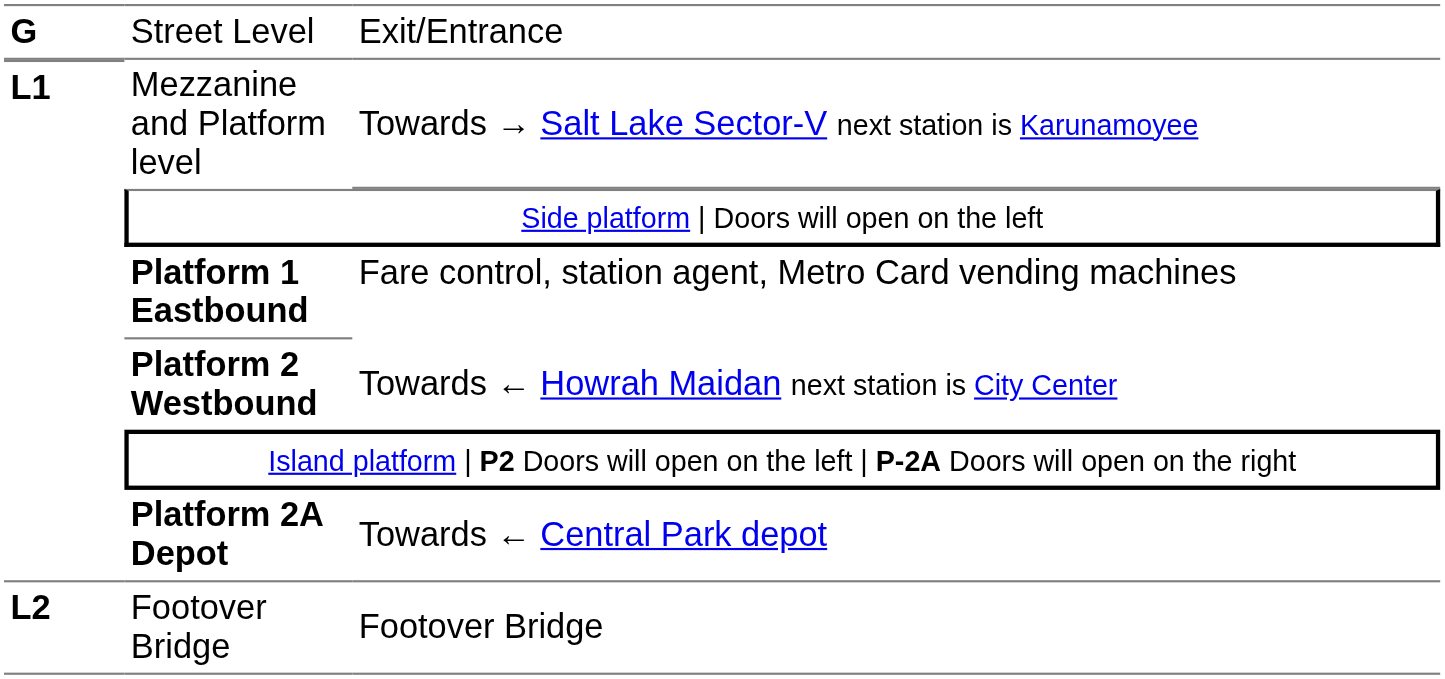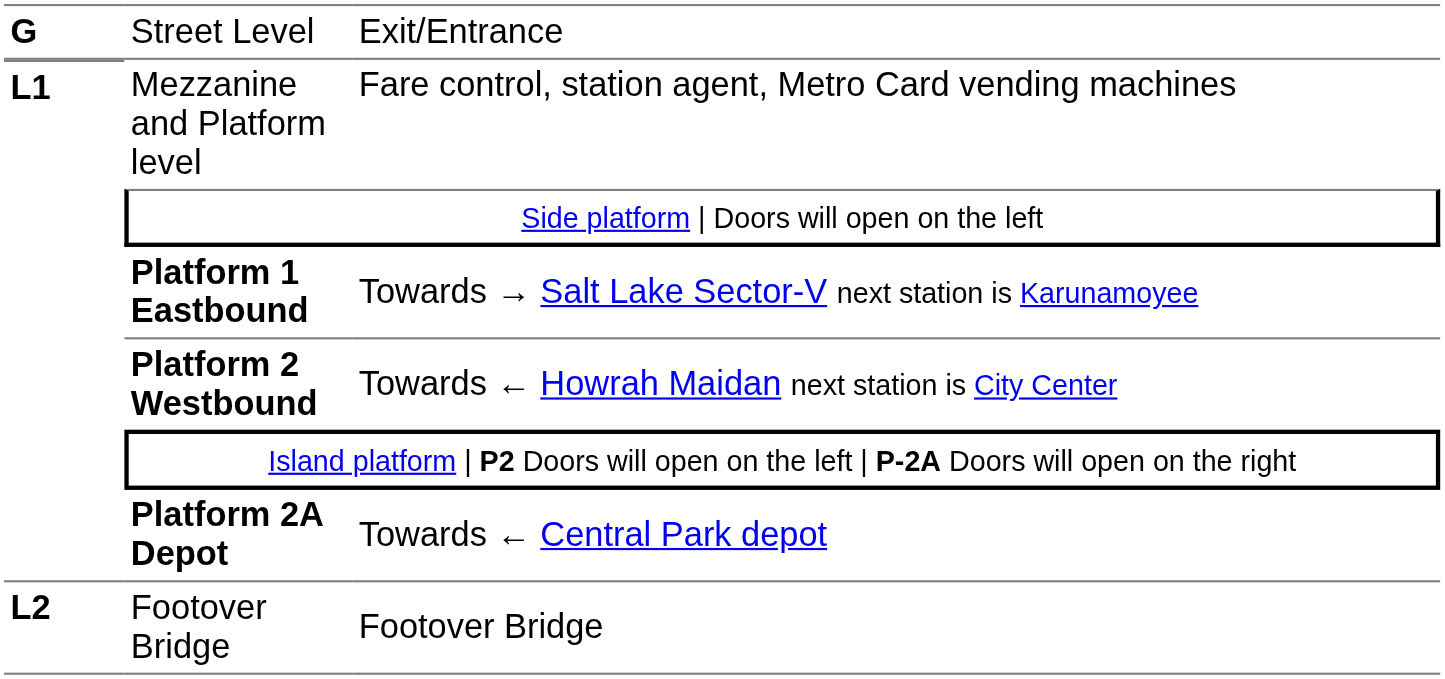(779, 122) Towards → Salt Lake Sector-V next station is Karunamoyee -> (798, 85) Fare control, station agent, Metro Card vending machines
(798, 272) Fare control, station agent, Metro Card vending machines -> (779, 291) Towards → Salt Lake Sector-V next station is Karunamoyee
